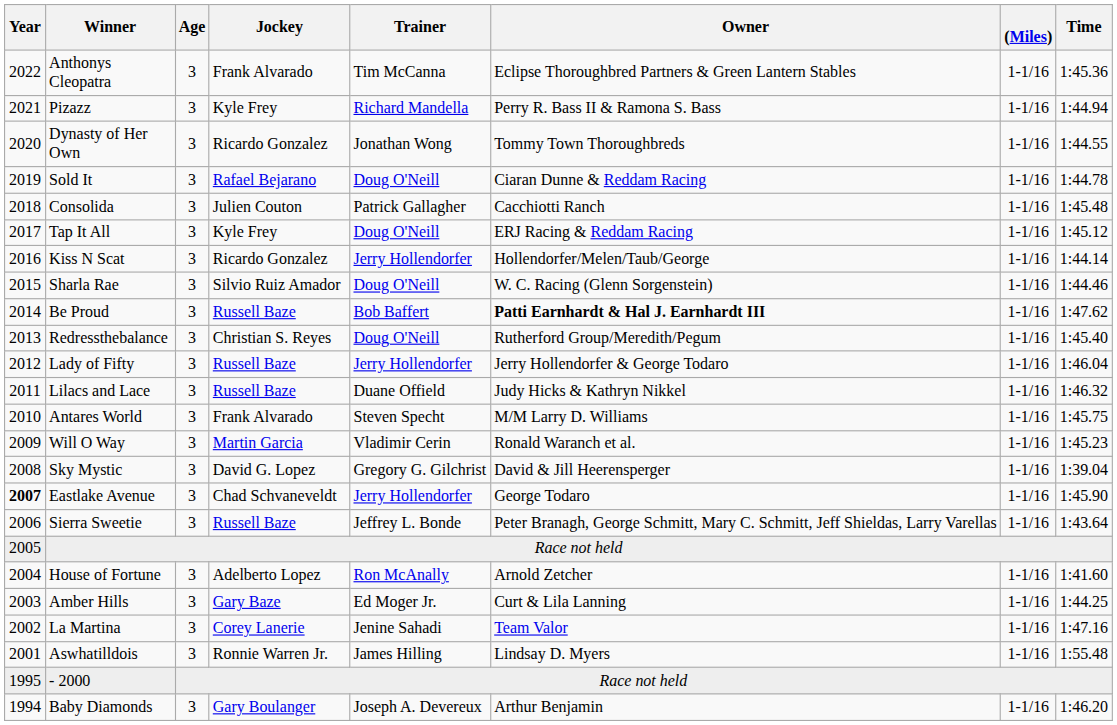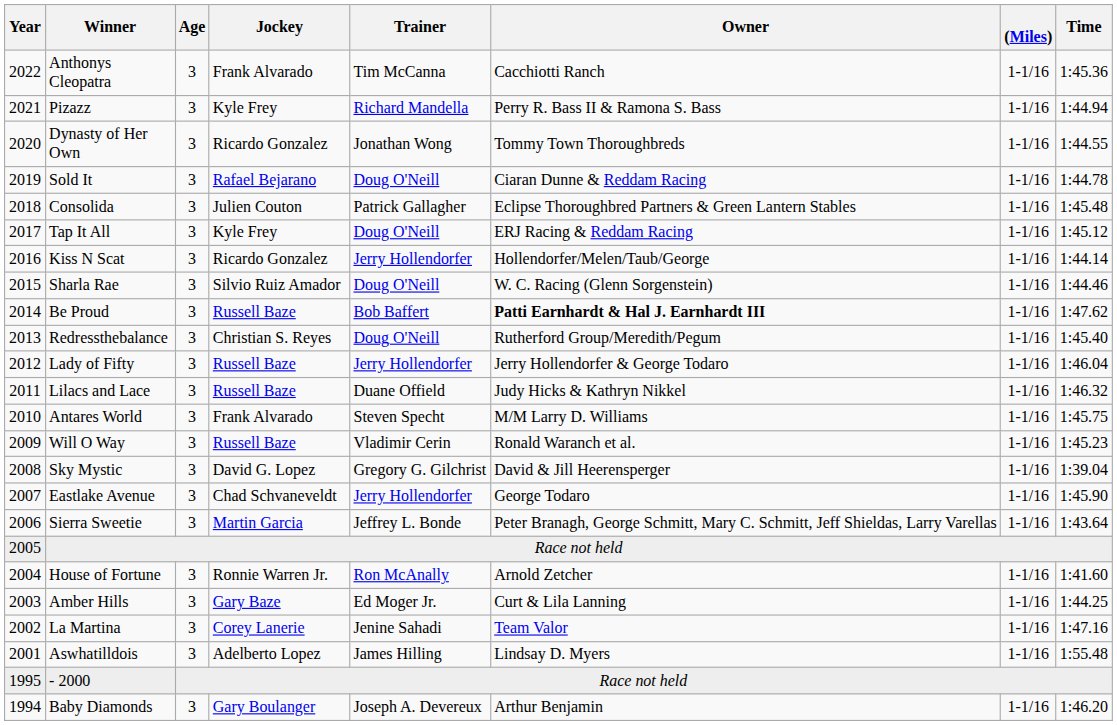(675, 72) Eclipse Thoroughbred Partners & Green Lantern Stables -> (549, 72) Cacchiotti Ranch
(549, 206) Cacchiotti Ranch -> (675, 206) Eclipse Thoroughbred Partners & Green Lantern Stables
(258, 443) Martin Garcia -> (254, 443) Russell Baze
(25, 496) bold -> (25, 496) normal
(254, 522) Russell Baze -> (258, 522) Martin Garcia
(267, 575) Adelberto Lopez -> (270, 575) Ronnie Warren Jr.
(270, 654) Ronnie Warren Jr. -> (267, 654) Adelberto Lopez
